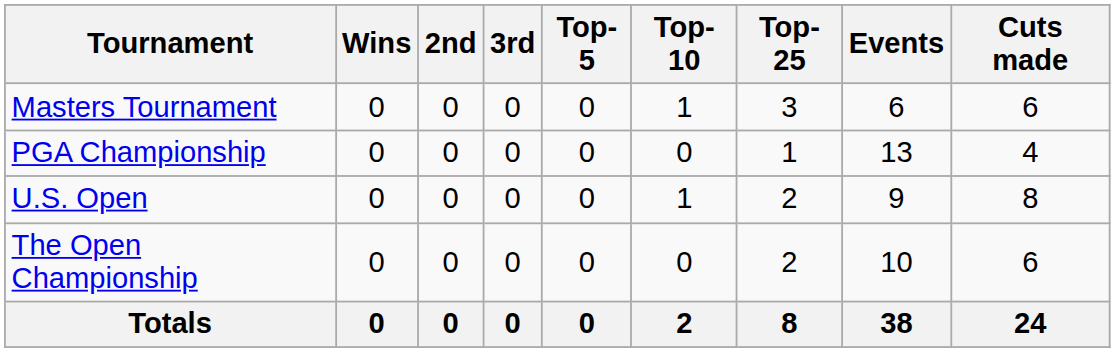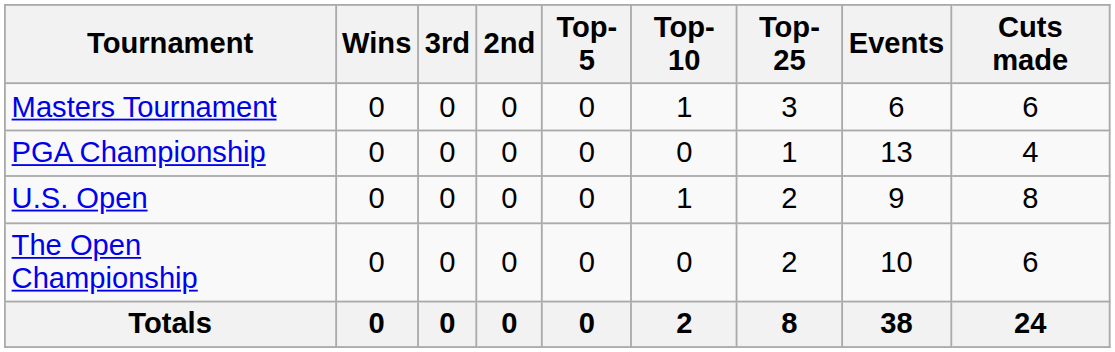columns swapped: (451, 43) <-> (513, 43)
